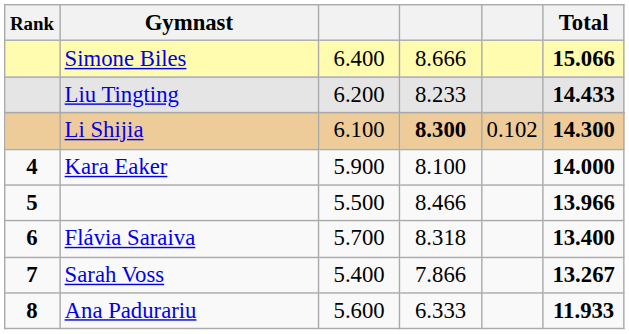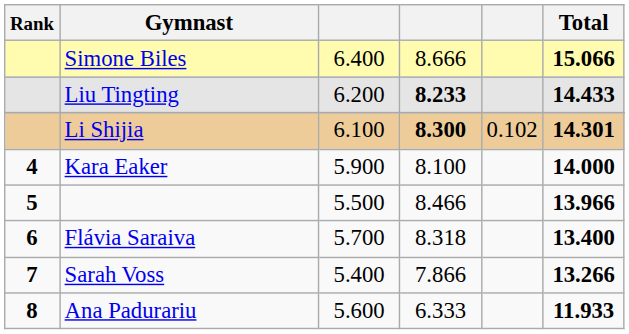(441, 94) normal -> (441, 94) bold
(584, 130) 14.300 -> (584, 130) 14.301
(584, 274) 13.267 -> (584, 274) 13.266
